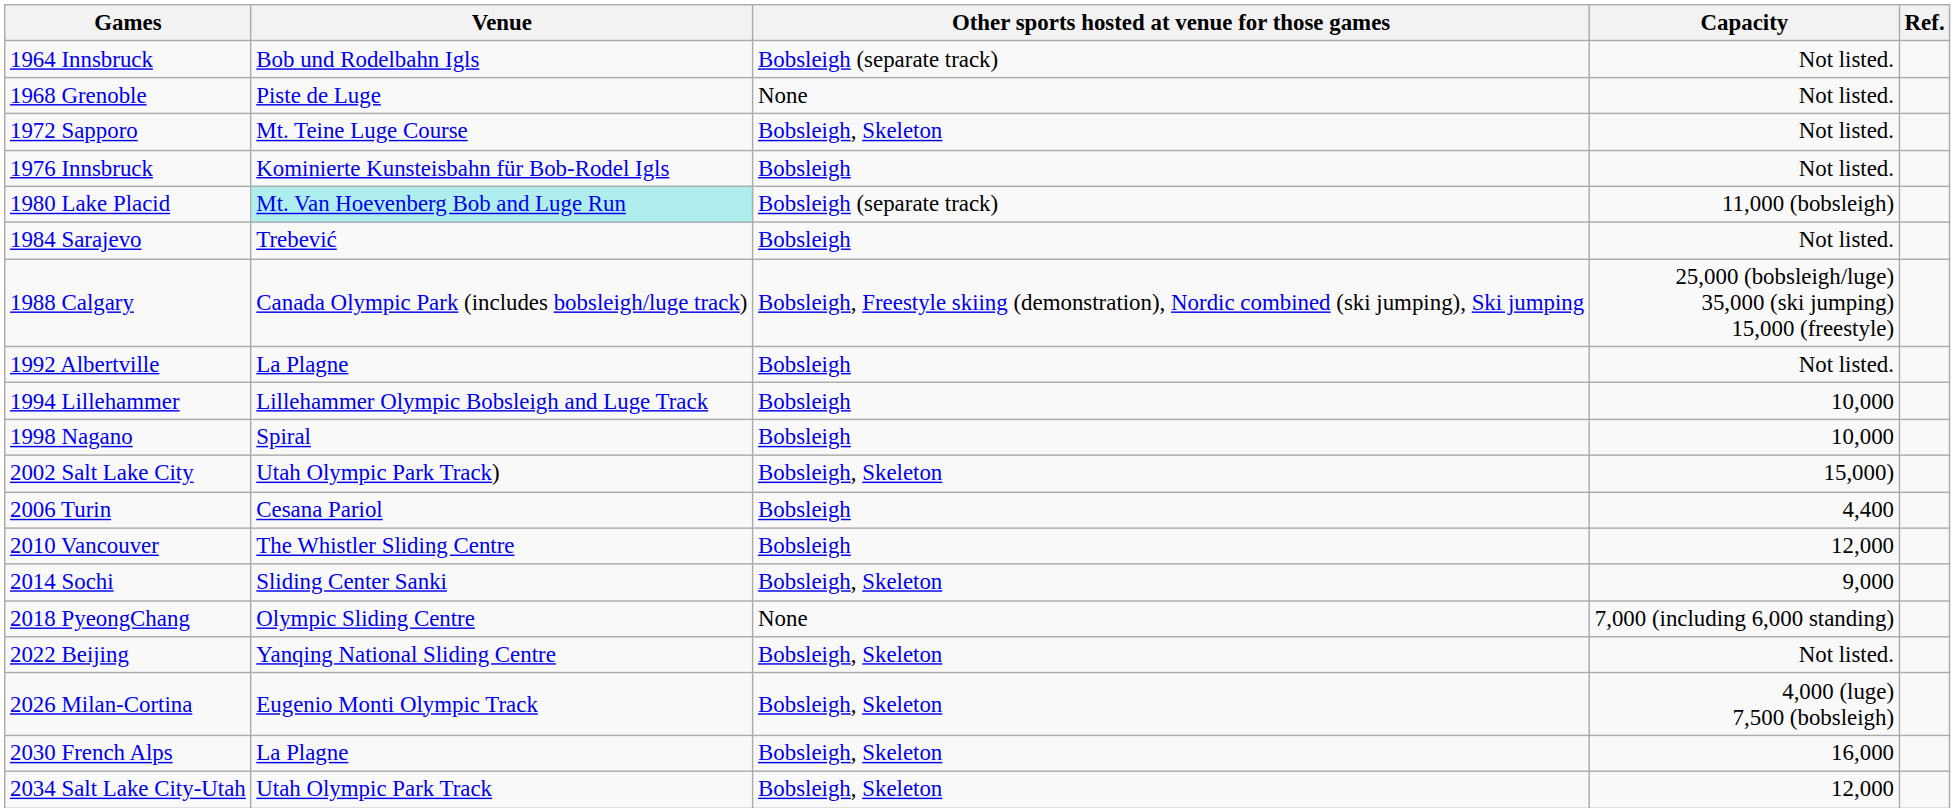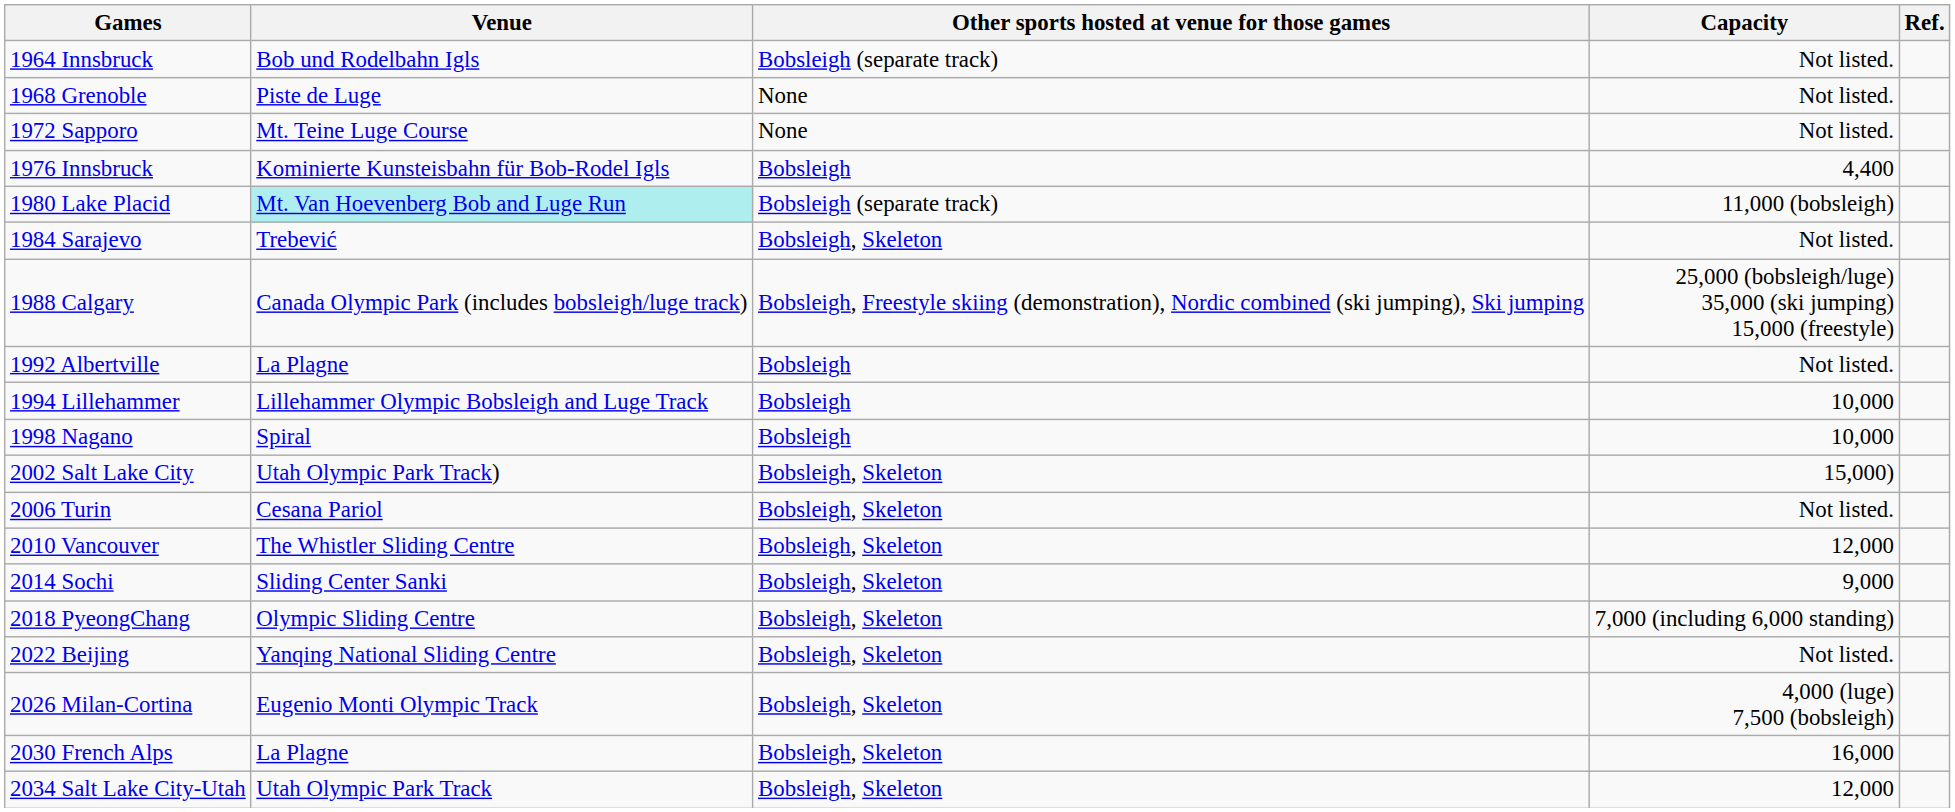(850, 131) Bobsleigh, Skeleton -> (783, 131) None
(1846, 167) Not listed. -> (1868, 167) 4,400
(804, 240) Bobsleigh -> (850, 240) Bobsleigh, Skeleton
(804, 509) Bobsleigh -> (850, 509) Bobsleigh, Skeleton
(1868, 509) 4,400 -> (1846, 509) Not listed.
(804, 545) Bobsleigh -> (850, 545) Bobsleigh, Skeleton
(783, 618) None -> (850, 618) Bobsleigh, Skeleton
